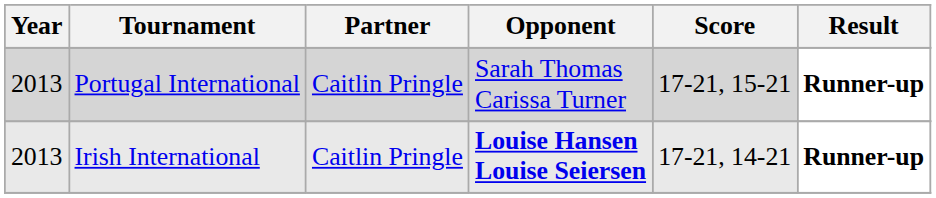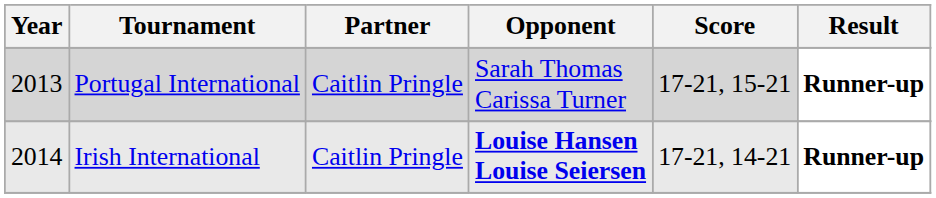(37, 156) 2013 -> (37, 156) 2014
